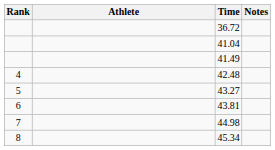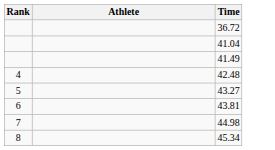- column: (256, 12)
